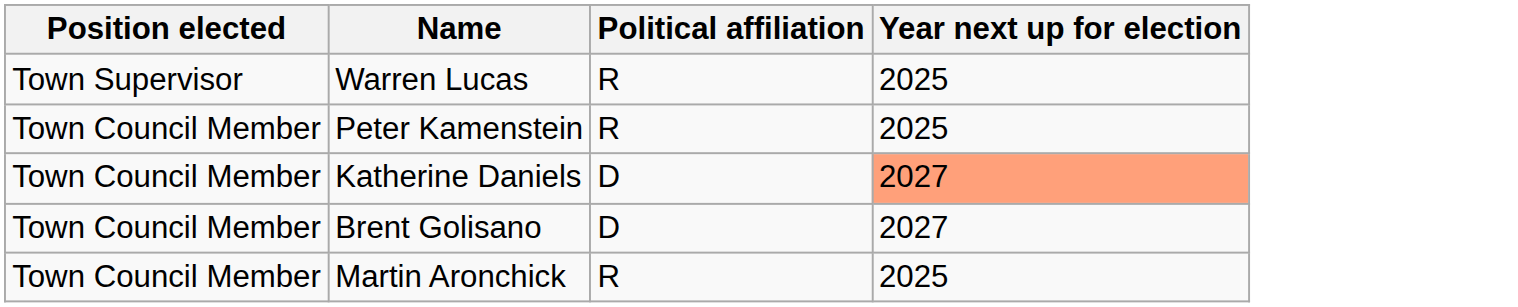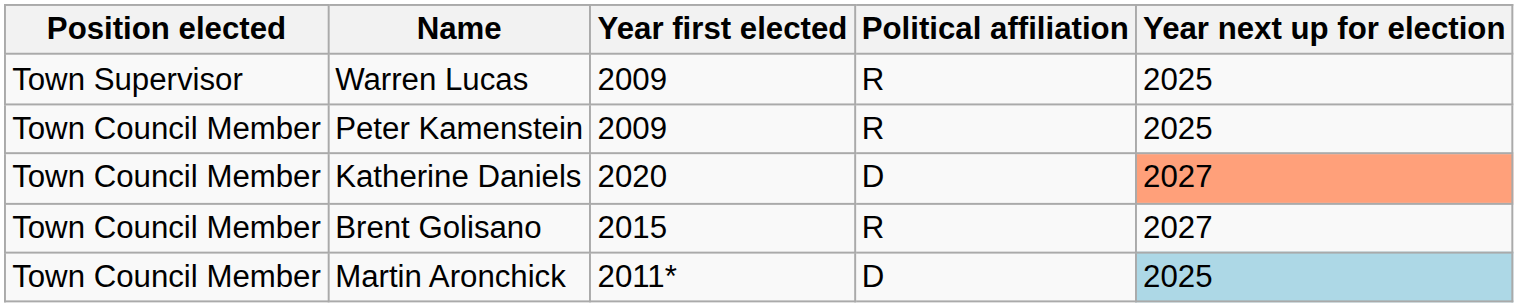+ column: (722, 29)
(609, 227) D -> (873, 227) R
(609, 276) R -> (873, 276) D
(914, 276) no background -> (1178, 276) lightblue background
